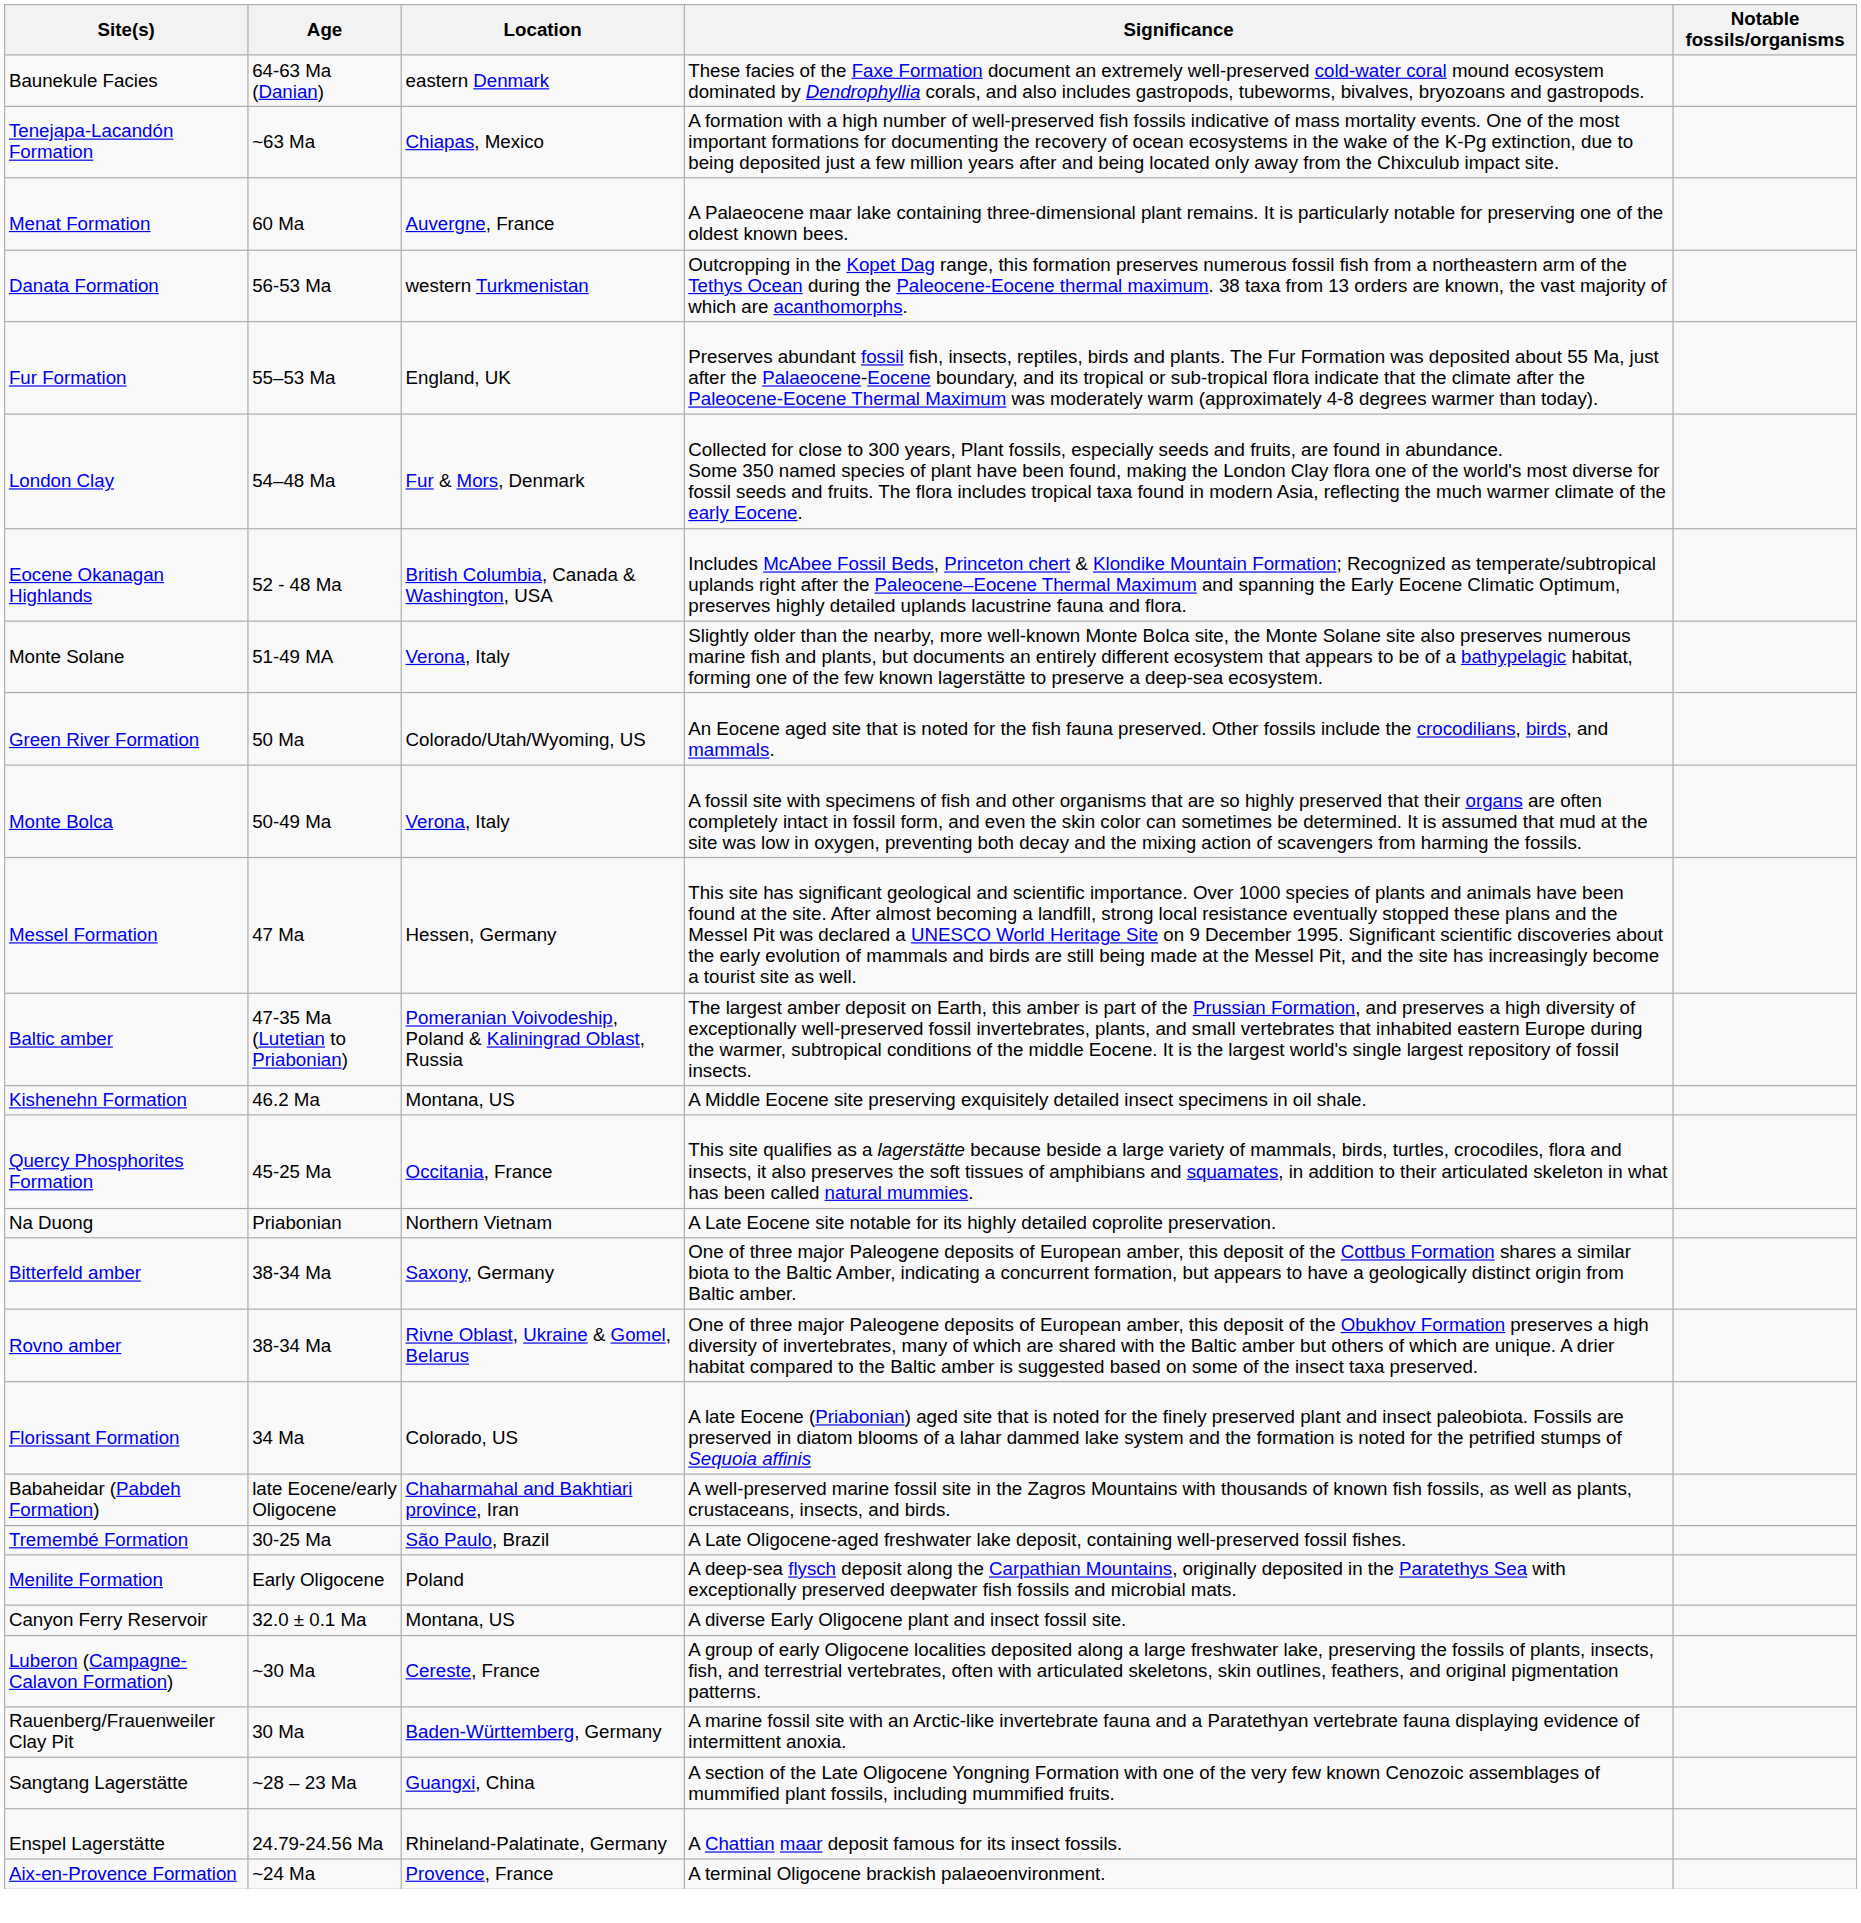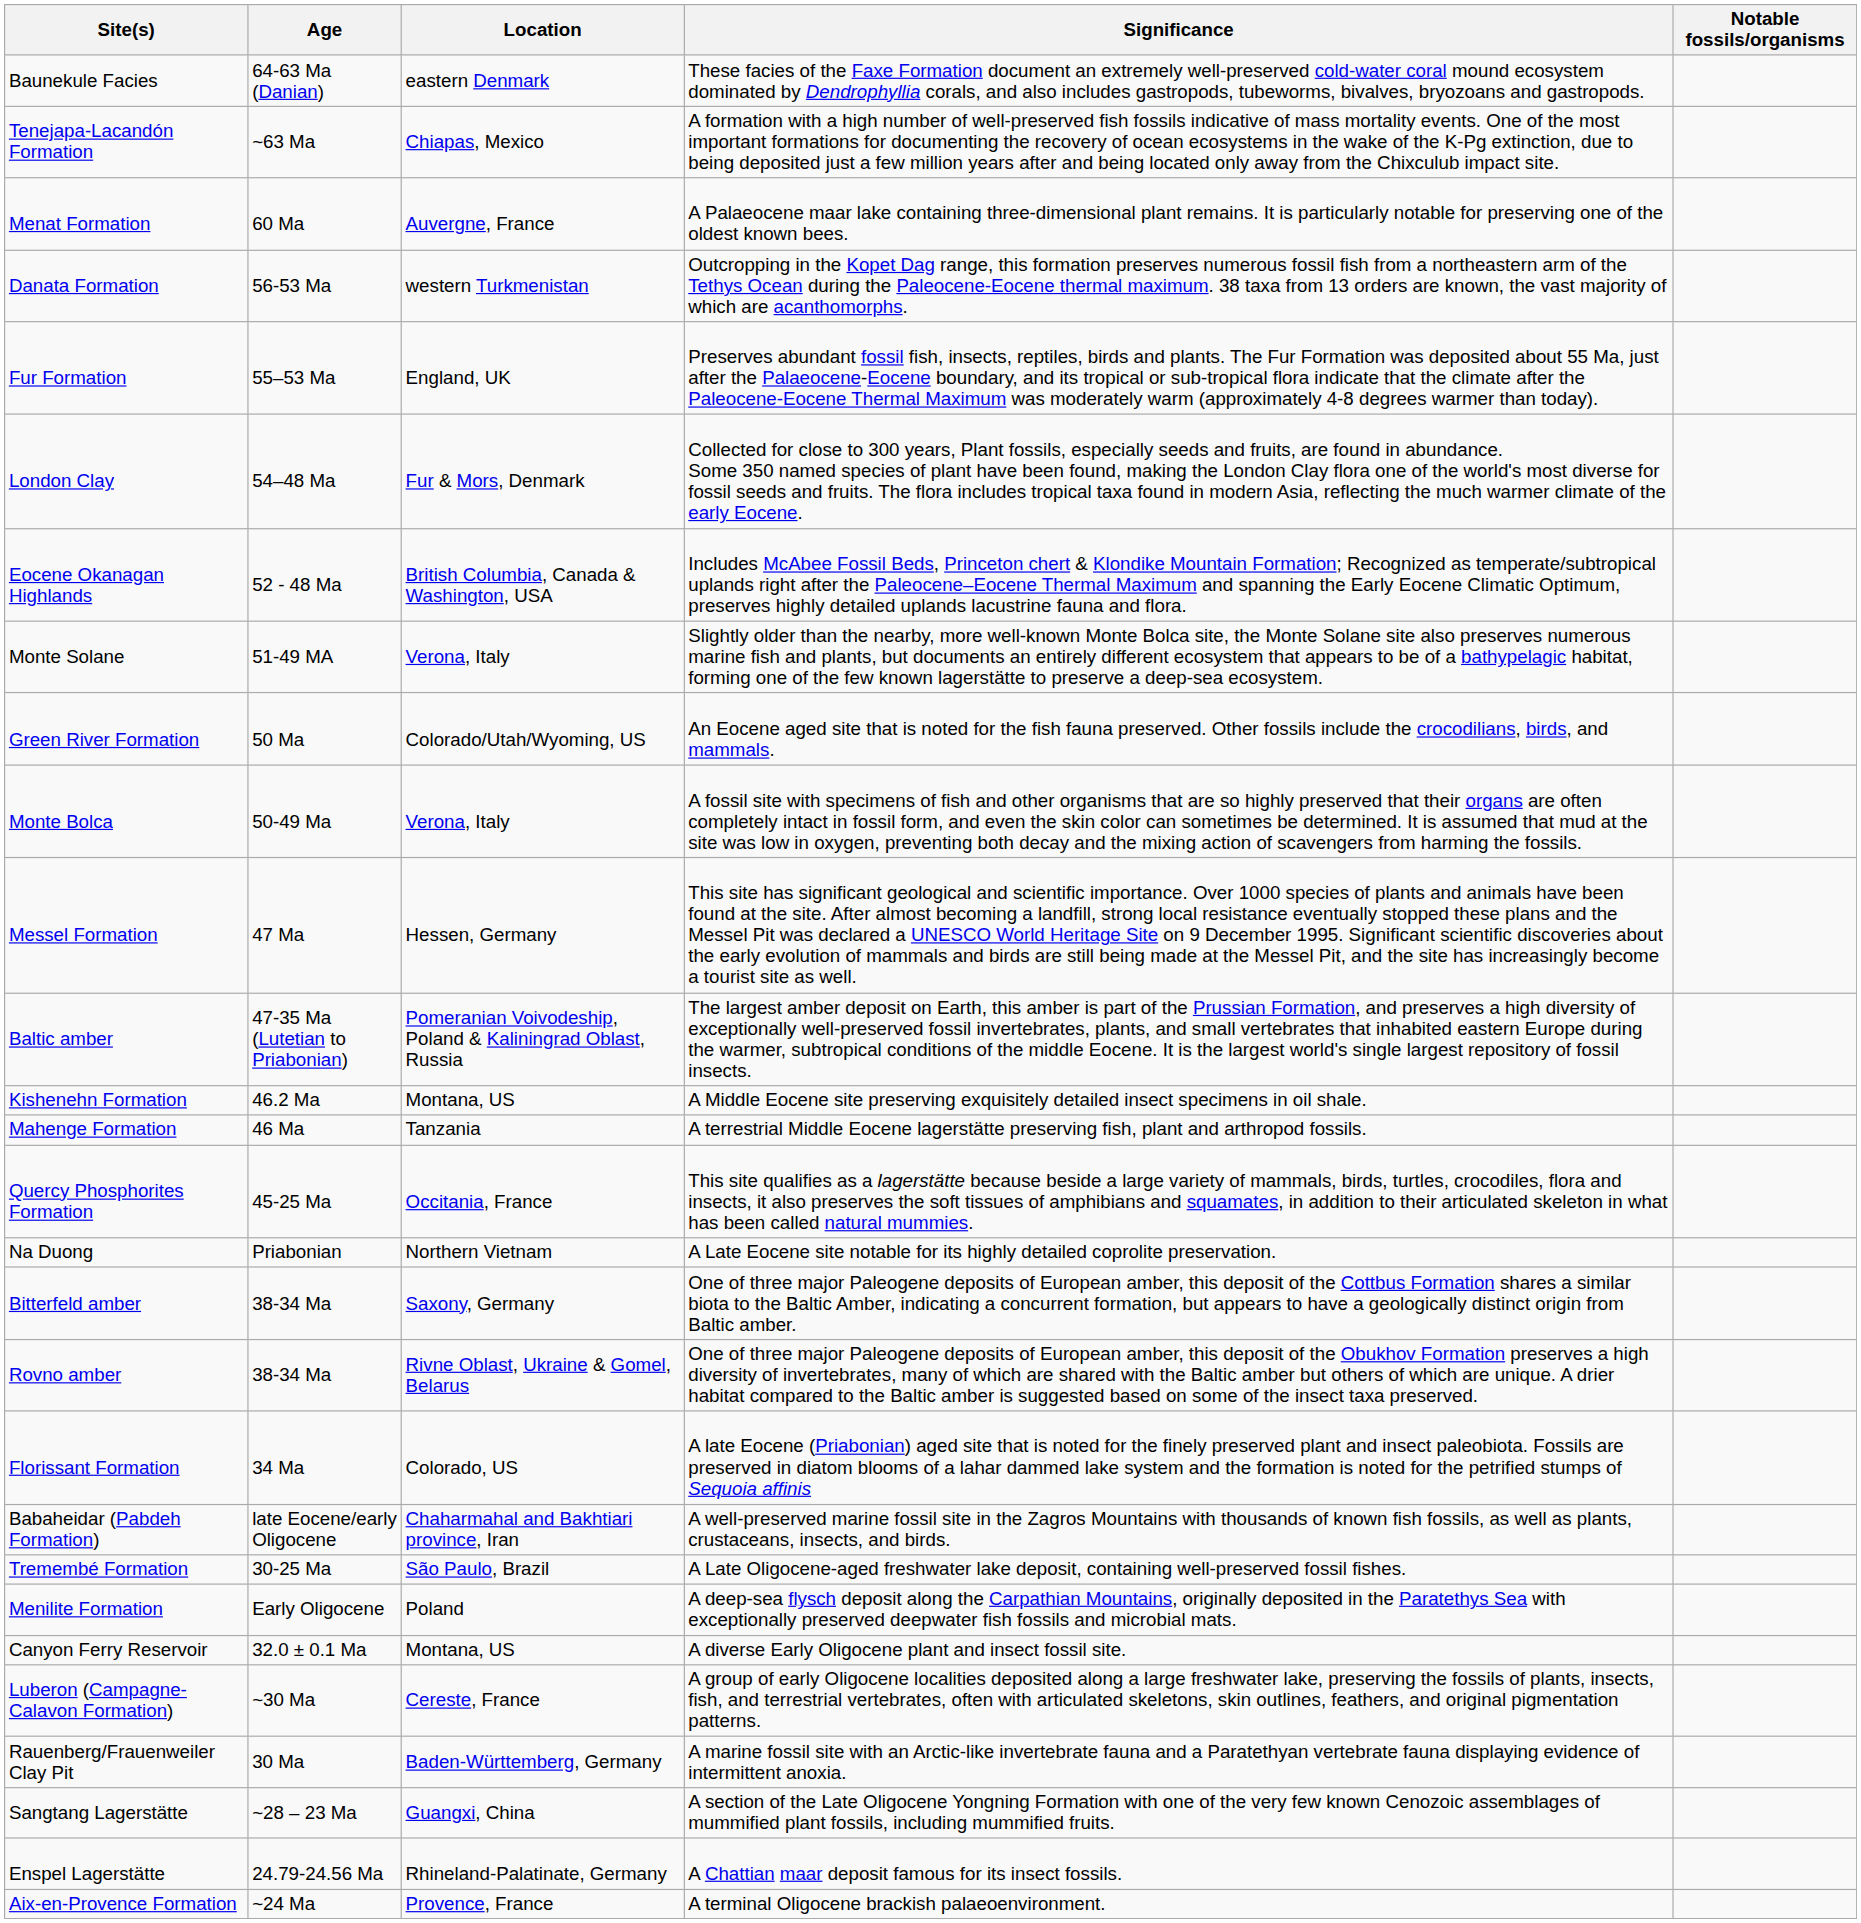+ row: (93, 1129)
